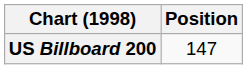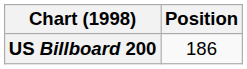(202, 48) 147 -> (202, 48) 186
